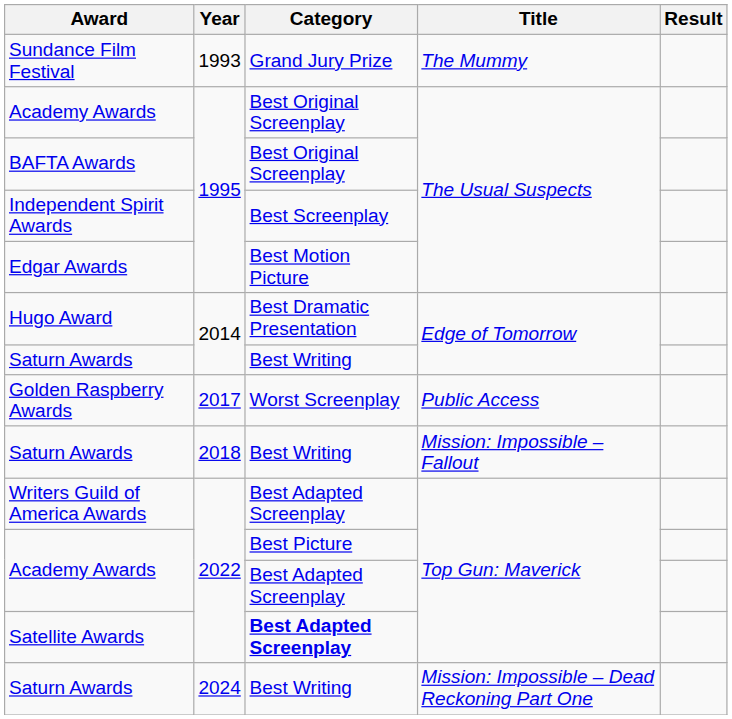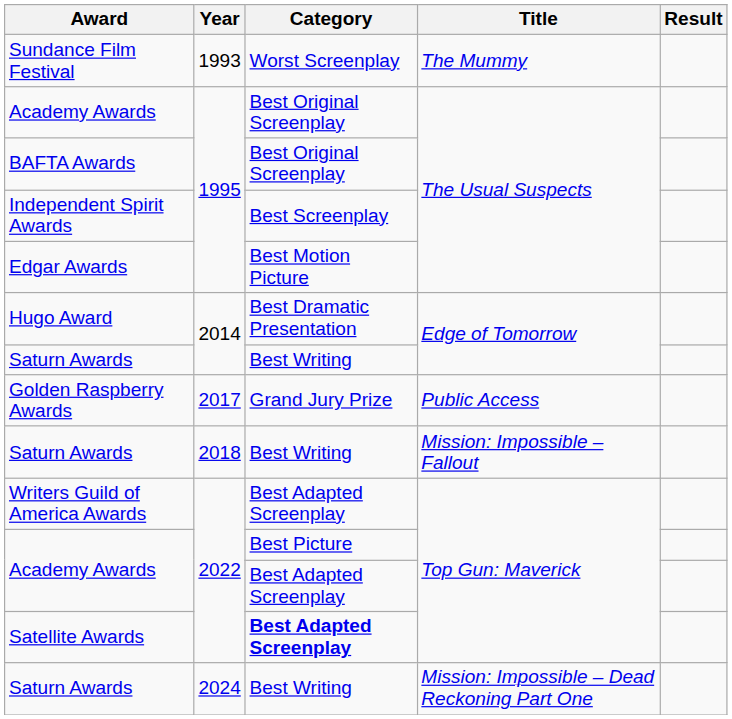(321, 60) Grand Jury Prize -> (325, 60) Worst Screenplay
(325, 400) Worst Screenplay -> (321, 400) Grand Jury Prize
